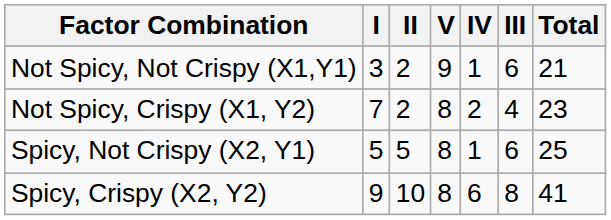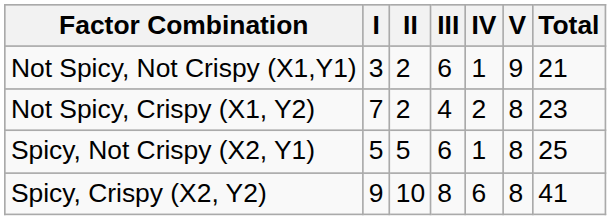columns swapped: (515, 25) <-> (446, 25)
